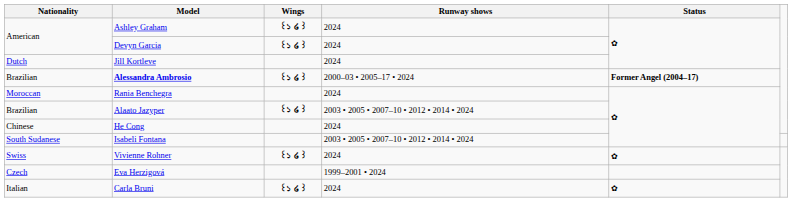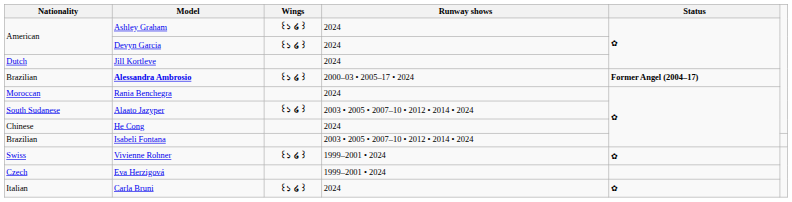(22, 109) Brazilian -> (33, 109) South Sudanese
(33, 139) South Sudanese -> (22, 139) Brazilian
(332, 155) 2024 -> (355, 155) 1999–2001 • 2024
